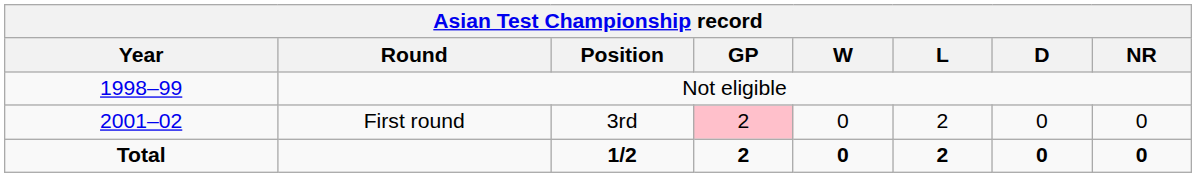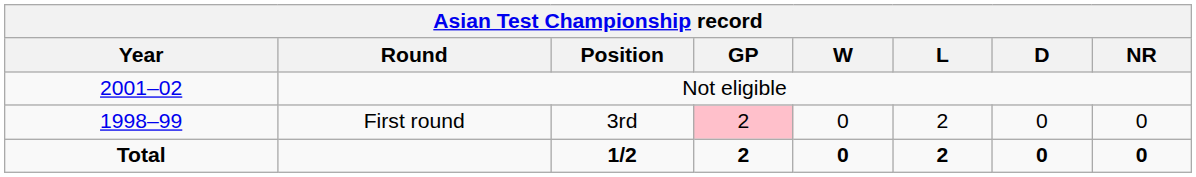(141, 88) 1998–99 -> (141, 88) 2001–02
(141, 121) 2001–02 -> (141, 121) 1998–99
